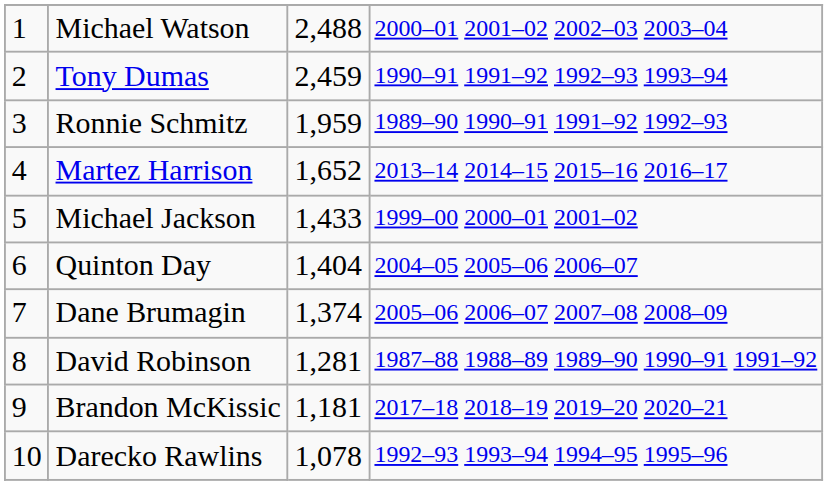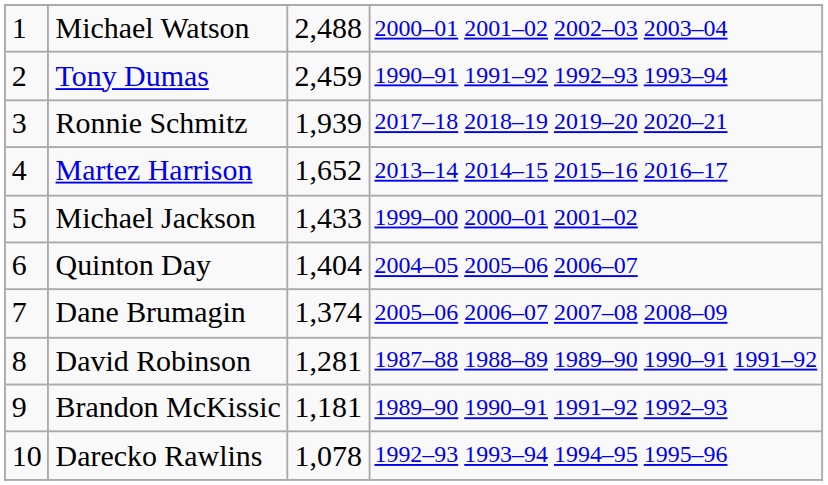(328, 123) 1,959 -> (328, 123) 1,939
(551, 123) 1989–90 1990–91 1991–92 1992–93 -> (551, 123) 2017–18 2018–19 2019–20 2020–21
(551, 407) 2017–18 2018–19 2019–20 2020–21 -> (551, 407) 1989–90 1990–91 1991–92 1992–93
